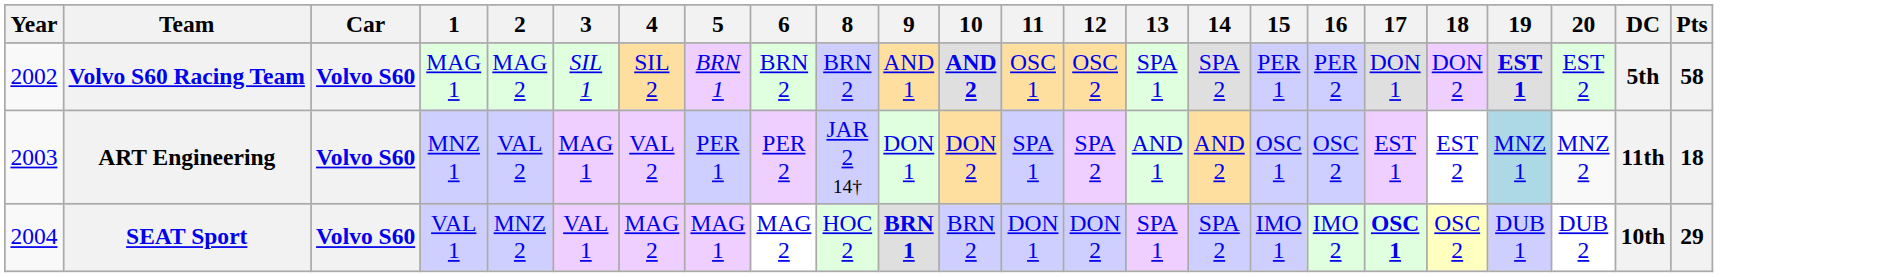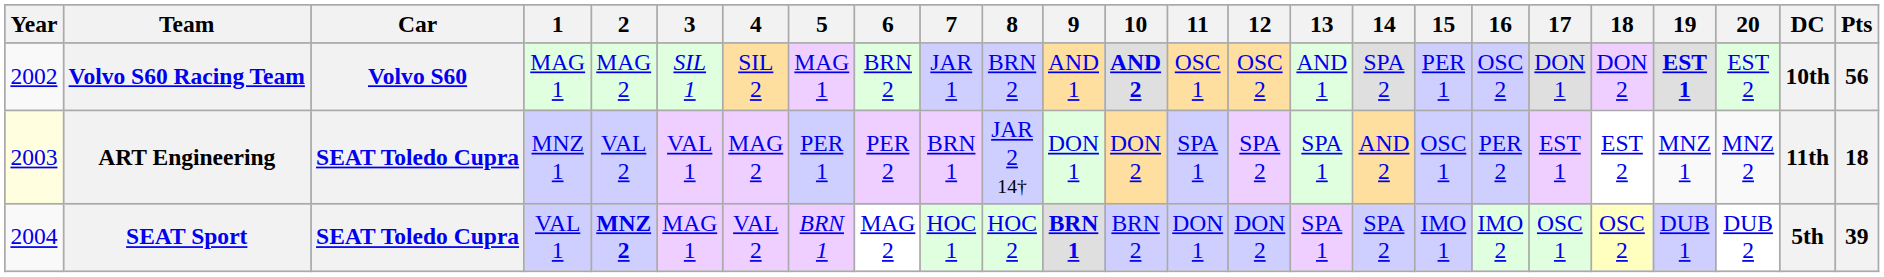+ column: (951, 23)
(718, 76) BRN 1 -> (822, 76) MAG 1
(1157, 76) SPA 1 -> (1322, 76) AND 1
(1336, 76) PER 2 -> (1500, 76) OSC 2
(1643, 76) 5th -> (1808, 76) 10th
(1692, 76) 58 -> (1857, 76) 56
(34, 156) no background -> (34, 156) lightyellow background
(366, 156) Volvo S60 -> (418, 156) SEAT Toledo Cupra
(586, 156) MAG 1 -> (690, 156) VAL 1
(652, 156) VAL 2 -> (756, 156) MAG 2
(1157, 156) AND 1 -> (1322, 156) SPA 1
(1336, 156) OSC 2 -> (1500, 156) PER 2
(1520, 156) lightblue background -> (1685, 156) no background
(366, 236) Volvo S60 -> (418, 236) SEAT Toledo Cupra
(520, 236) normal -> (624, 236) bold
(586, 236) VAL 1 -> (690, 236) MAG 1
(652, 236) MAG 2 -> (756, 236) VAL 2
(718, 236) MAG 1 -> (822, 236) BRN 1
(1395, 236) bold -> (1560, 236) normal
(1643, 236) 10th -> (1808, 236) 5th
(1692, 236) 29 -> (1857, 236) 39
